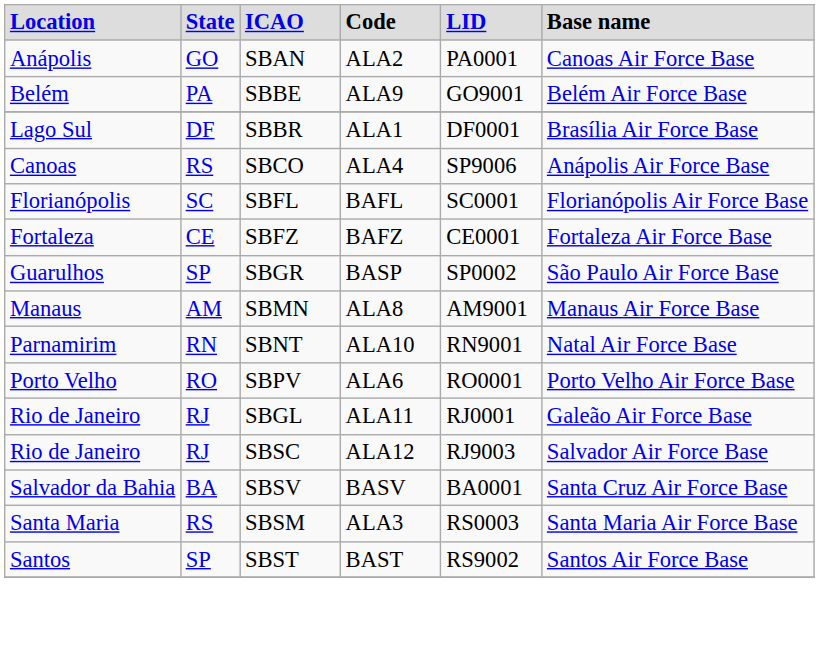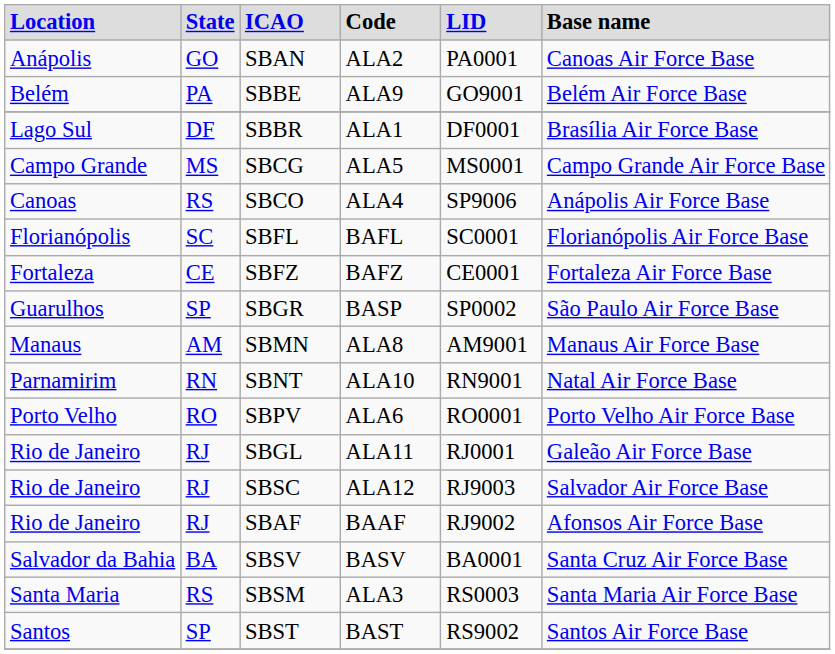+ row: (274, 165)
+ row: (273, 523)
